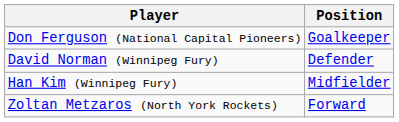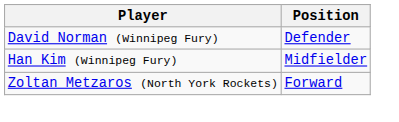- row: (155, 38)
